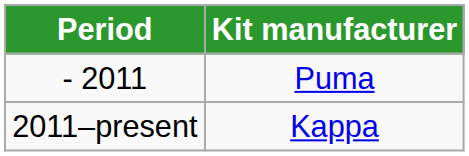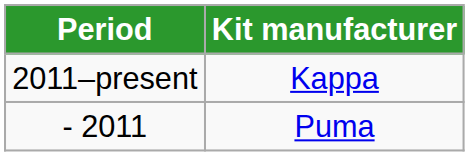rows swapped: (105, 78) <-> (105, 127)
